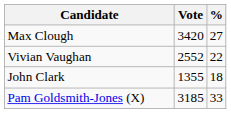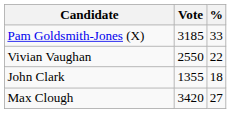rows swapped: (76, 98) <-> (40, 35)
(191, 56) 2552 -> (191, 56) 2550
